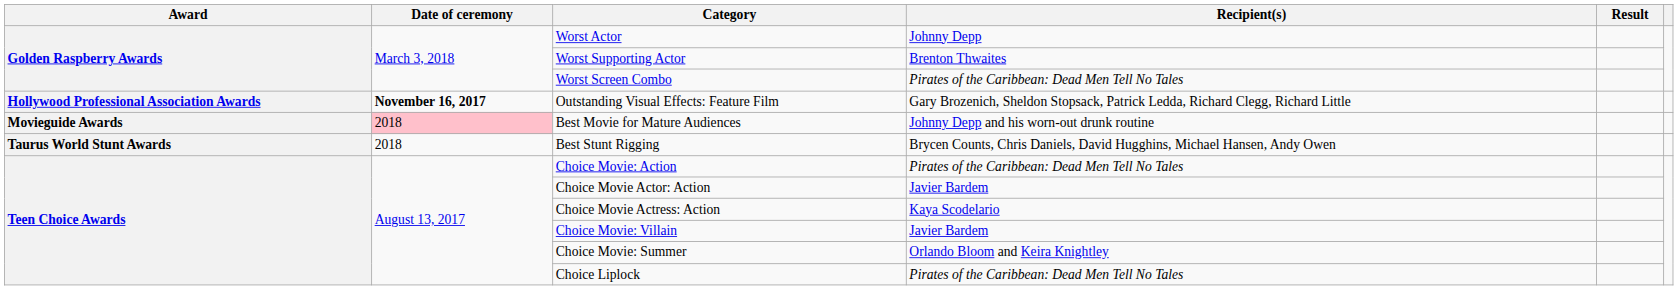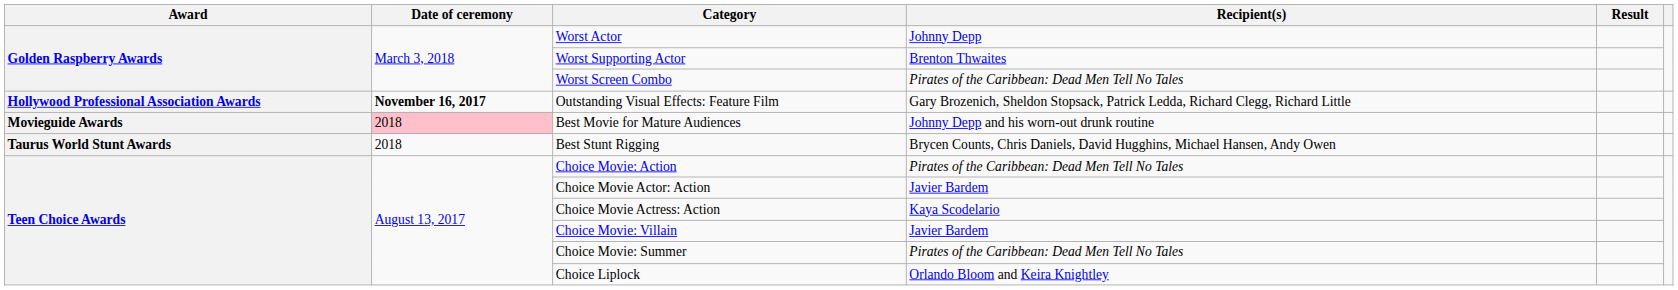(1009, 252) Orlando Bloom and Keira Knightley -> (1046, 252) Pirates of the Caribbean: Dead Men Tell No Tales
(1046, 274) Pirates of the Caribbean: Dead Men Tell No Tales -> (1009, 274) Orlando Bloom and Keira Knightley
